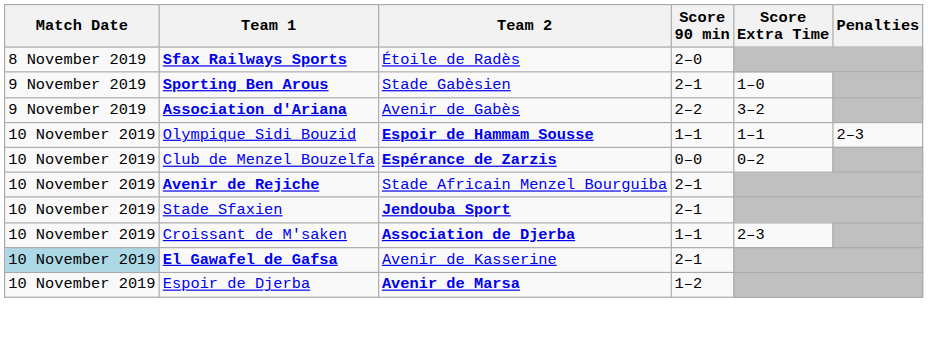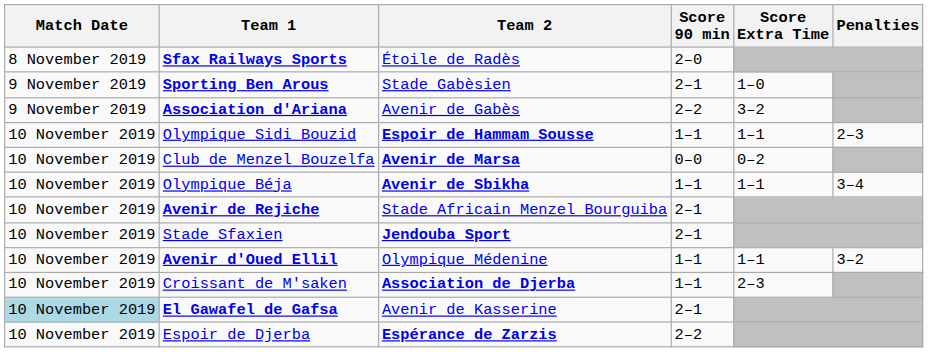(469, 160) Espérance de Zarzis -> (451, 160) Avenir de Marsa
+ row: (227, 185)
+ row: (250, 260)
(451, 285) Avenir de Marsa -> (469, 335) Espérance de Zarzis
(688, 285) 1–2 -> (688, 335) 2–2
